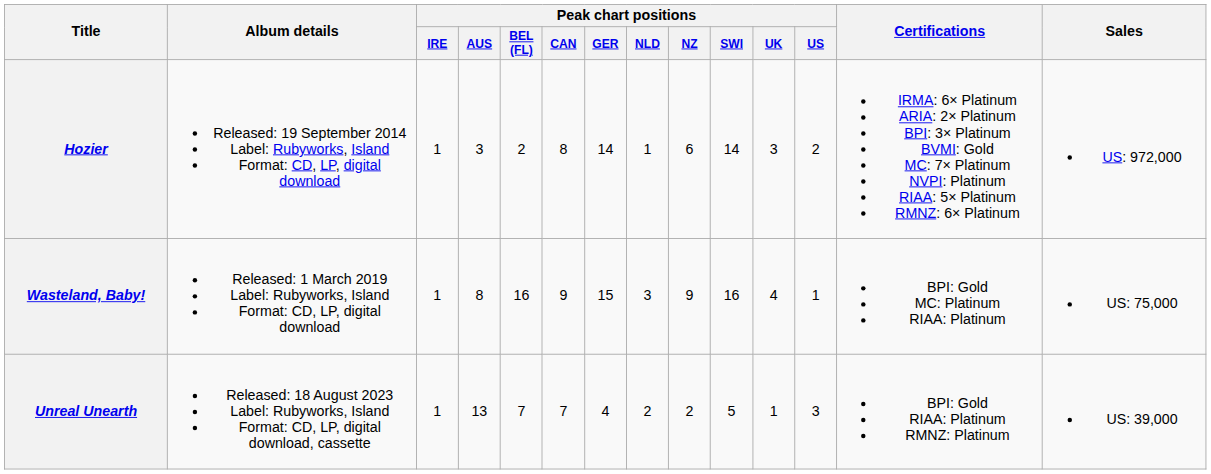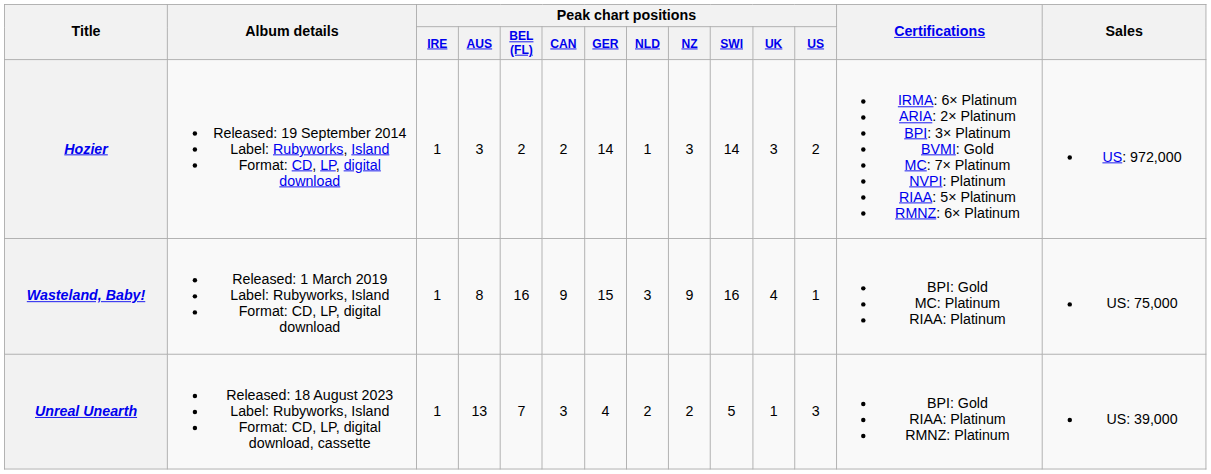(563, 149) 8 -> (563, 149) 2
(690, 149) 6 -> (690, 149) 3
(563, 411) 7 -> (563, 411) 3
